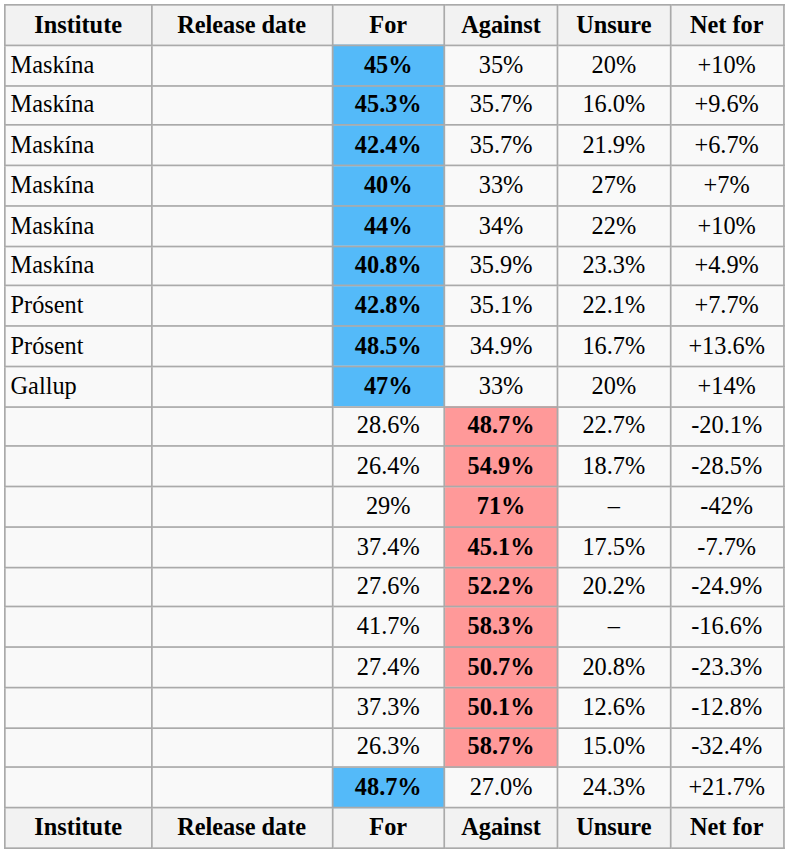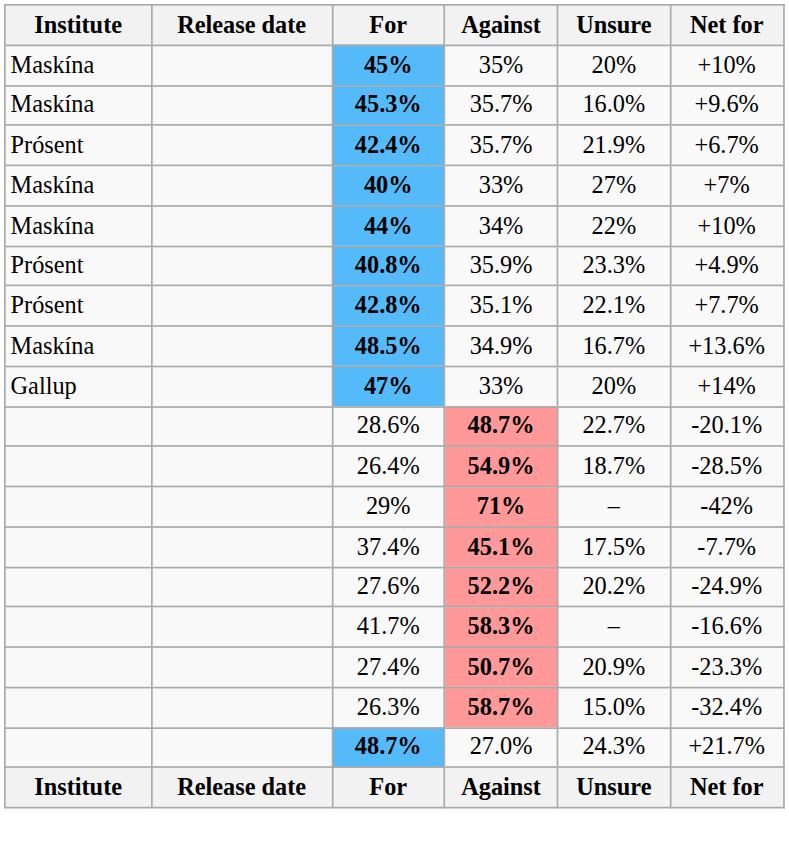(52, 145) Maskína -> (47, 145) Prósent
(52, 265) Maskína -> (47, 265) Prósent
(47, 346) Prósent -> (52, 346) Maskína
(614, 667) 20.8% -> (614, 667) 20.9%
- row: (388, 707)
